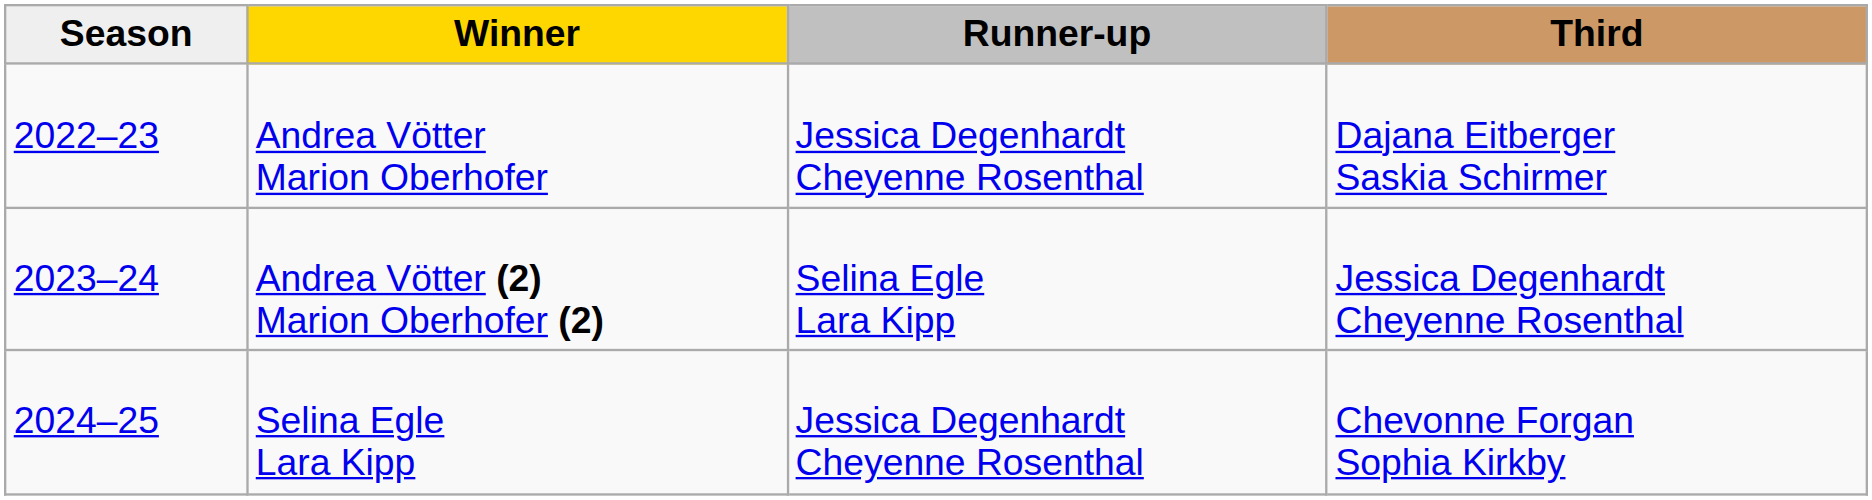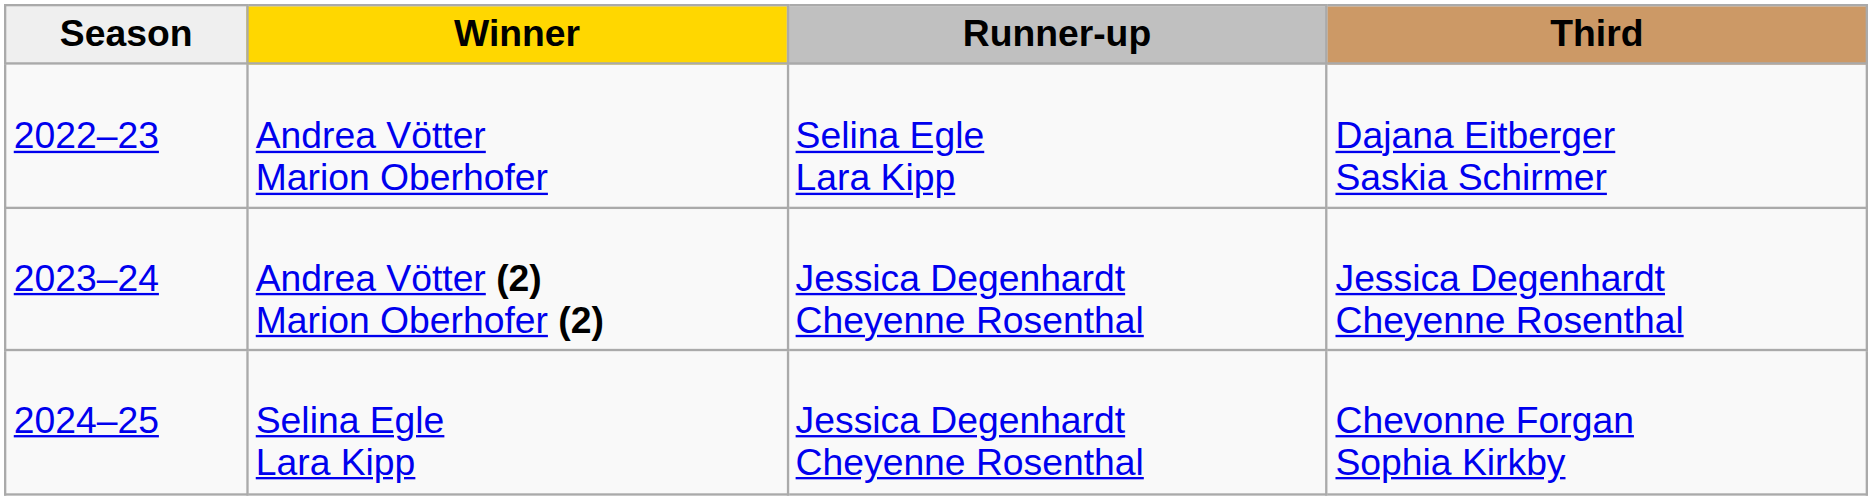(970, 156) Jessica Degenhardt Cheyenne Rosenthal -> (890, 156) Selina Egle Lara Kipp
(890, 299) Selina Egle Lara Kipp -> (970, 299) Jessica Degenhardt Cheyenne Rosenthal
